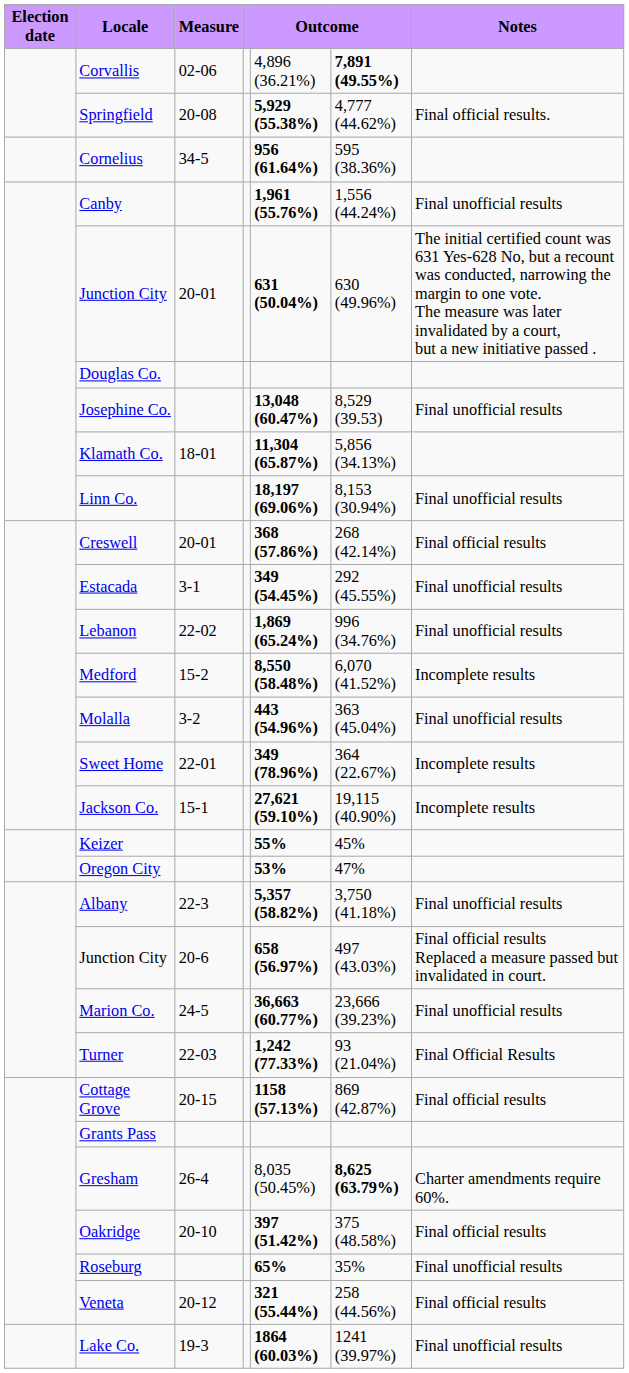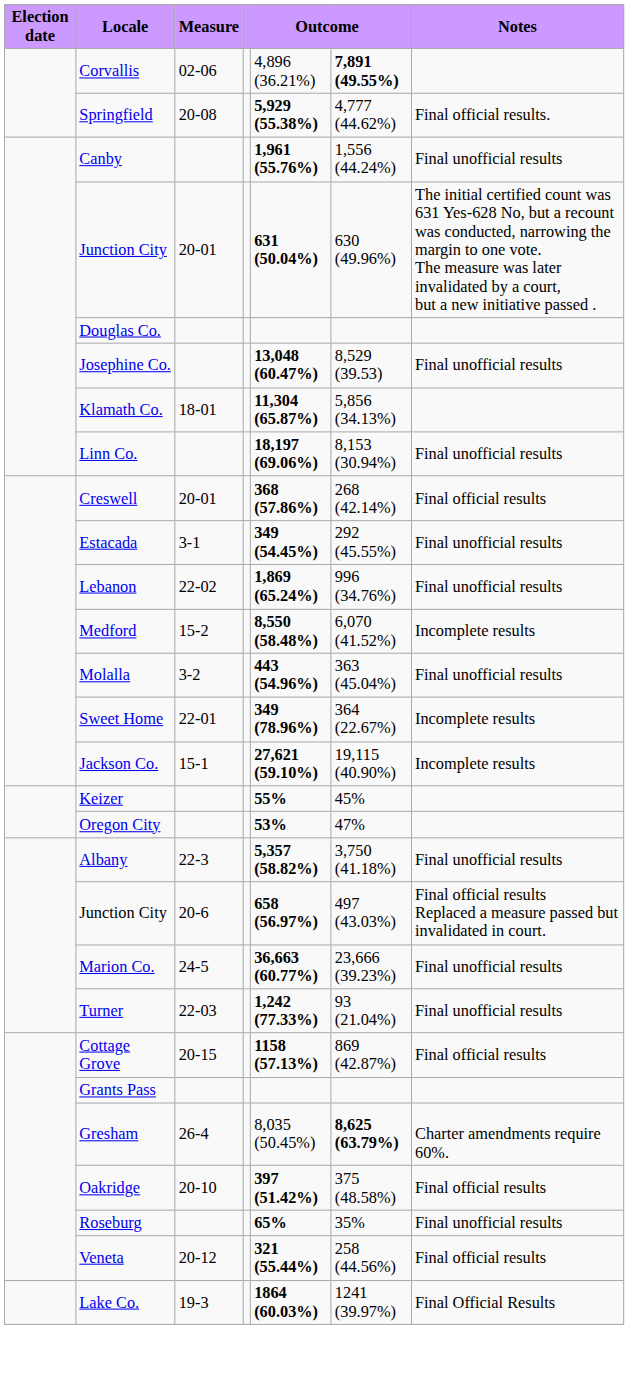- row: (111, 159)
(485, 1055) Final Official Results -> (489, 1010) Final unofficial results
(489, 1346) Final unofficial results -> (485, 1302) Final Official Results
